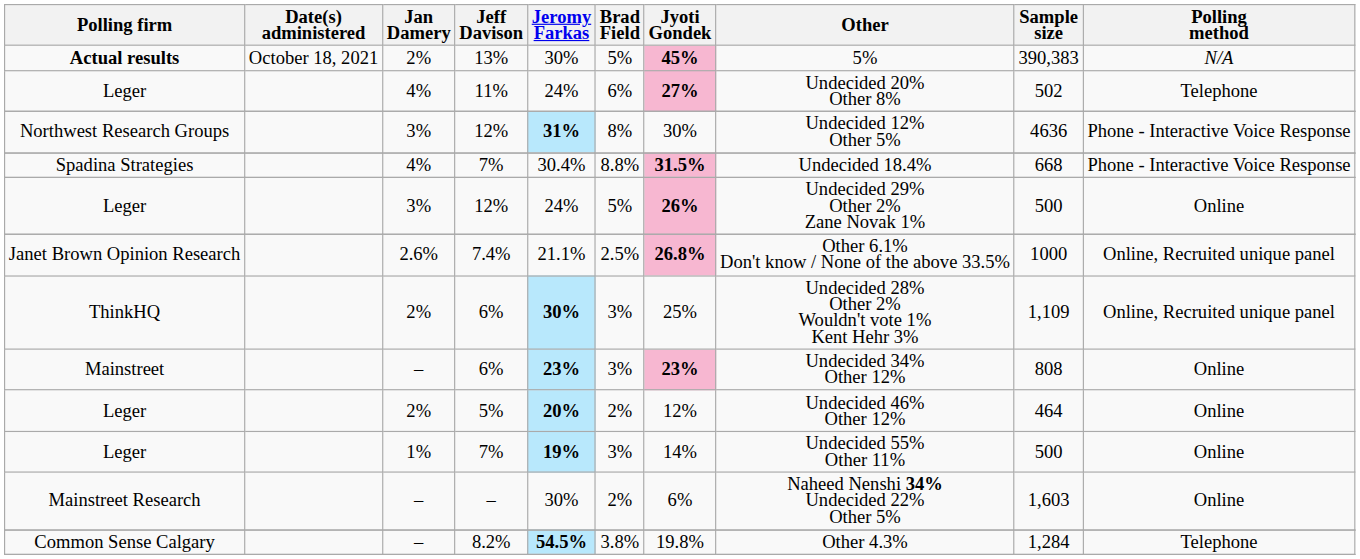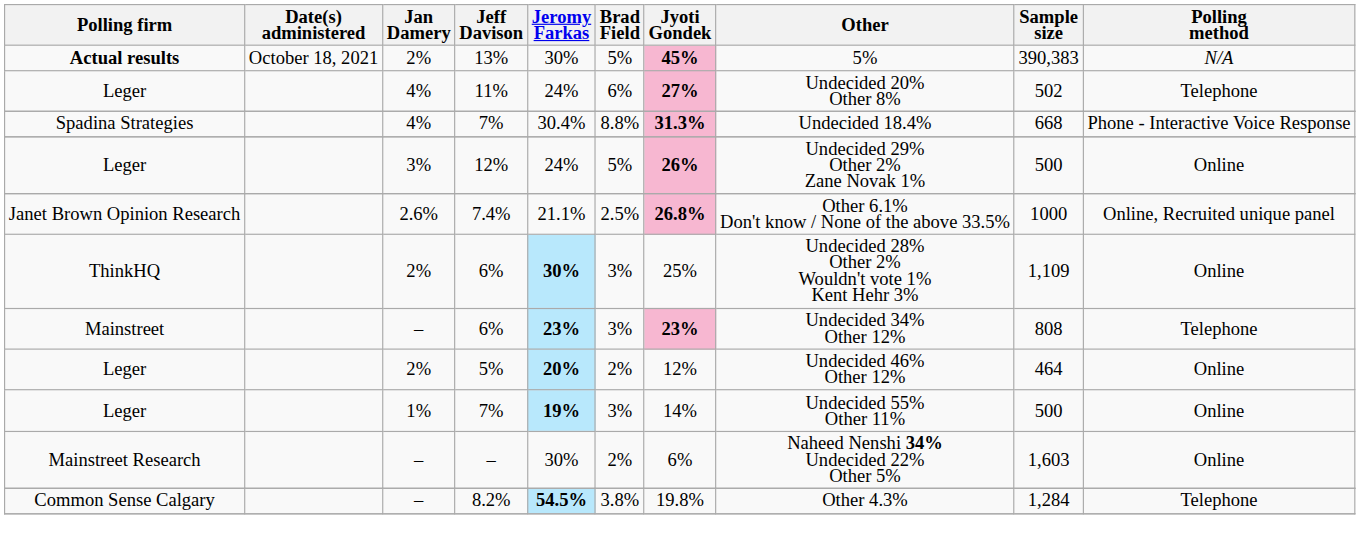- row: (125, 131)
(680, 164) 31.5% -> (680, 123) 31.3%
(1219, 312) Online, Recruited unique panel -> (1219, 271) Online
(1219, 369) Online -> (1219, 328) Telephone
